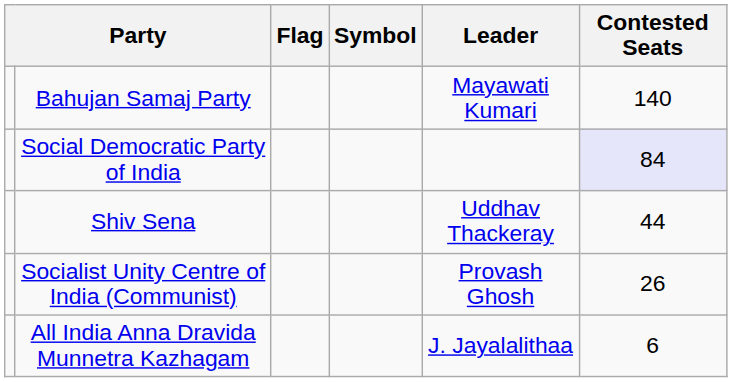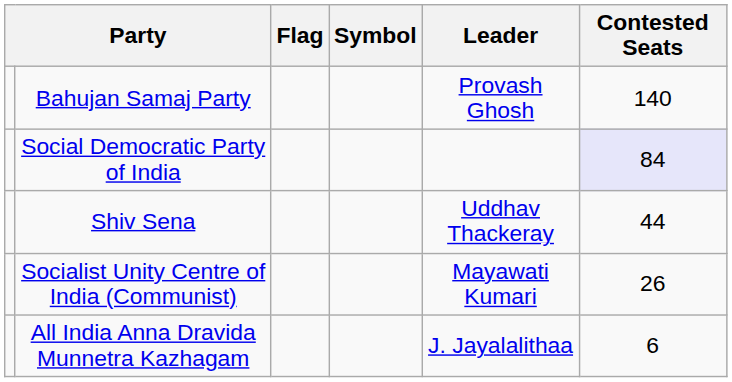(501, 97) Mayawati Kumari -> (501, 97) Provash Ghosh
(501, 283) Provash Ghosh -> (501, 283) Mayawati Kumari
